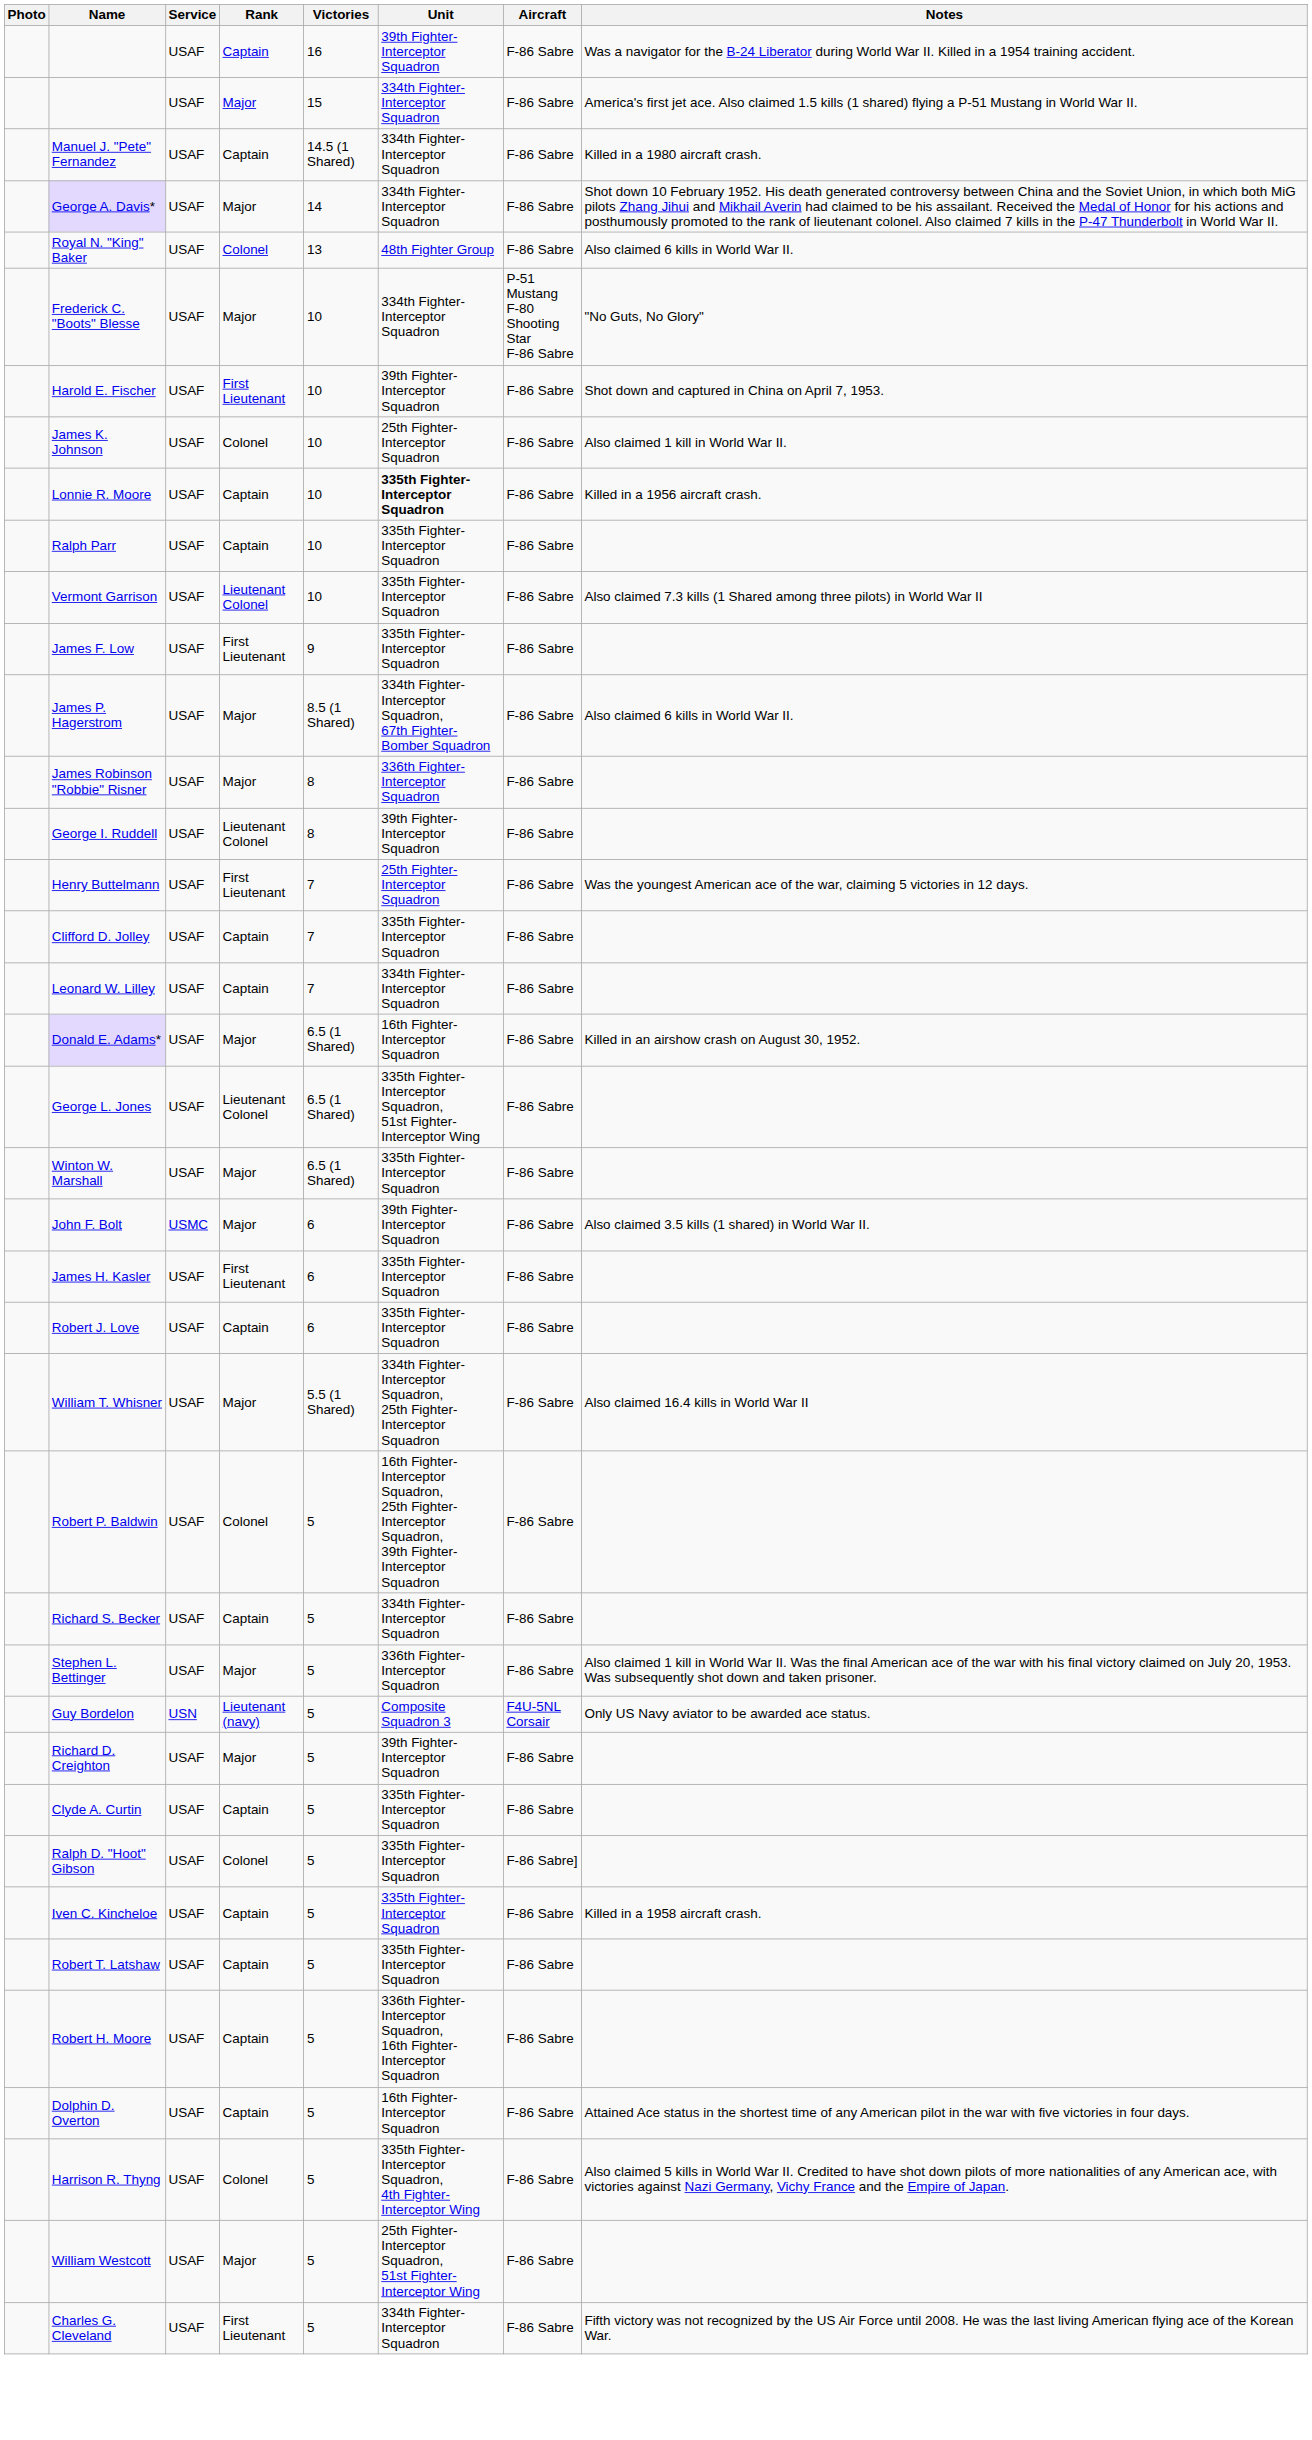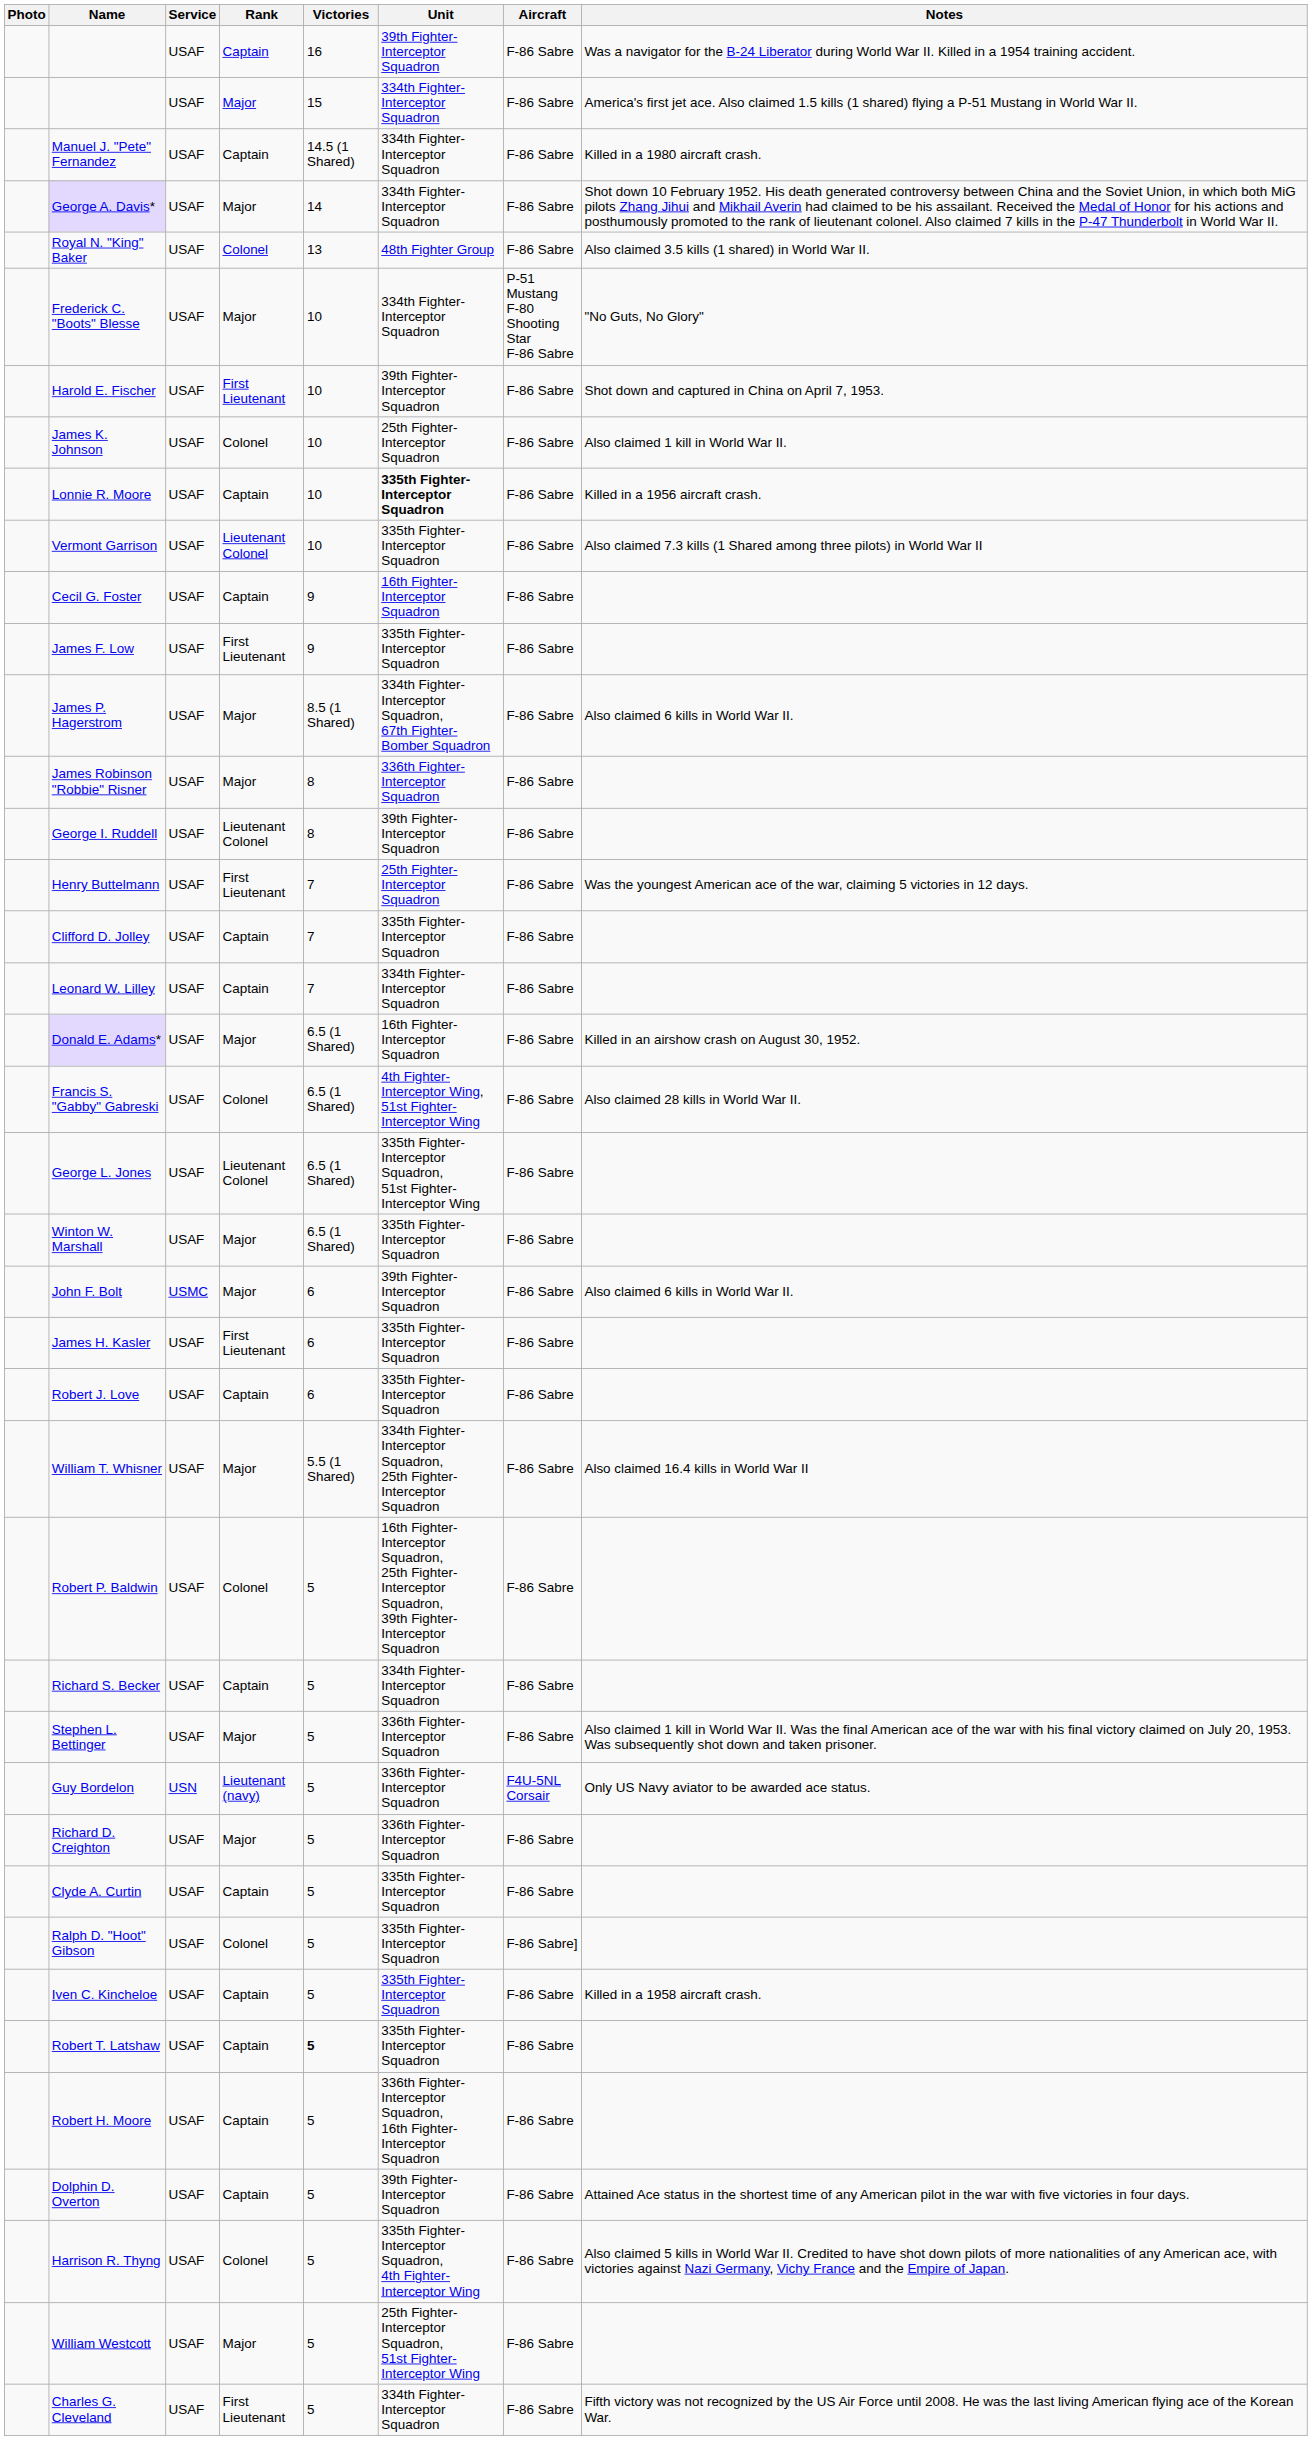(689, 250) Also claimed 6 kills in World War II. -> (727, 250) Also claimed 3.5 kills (1 shared) in World War II.
- row: (84, 545)
+ row: (97, 597)
+ row: (105, 1099)
(727, 1224) Also claimed 3.5 kills (1 shared) in World War II. -> (689, 1291) Also claimed 6 kills in World War II.
(416, 1714) Composite Squadron 3 -> (423, 1788) 336th Fighter-Interceptor Squadron
(419, 1758) 39th Fighter-Interceptor Squadron -> (423, 1840) 336th Fighter-Interceptor Squadron
(311, 1964) normal -> (311, 2046) bold
(419, 2113) 16th Fighter-Interceptor Squadron -> (419, 2194) 39th Fighter-Interceptor Squadron
